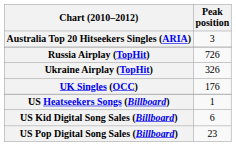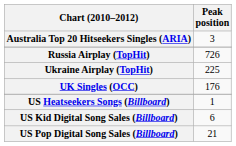(212, 70) 326 -> (212, 70) 225
(212, 133) 23 -> (212, 133) 21
